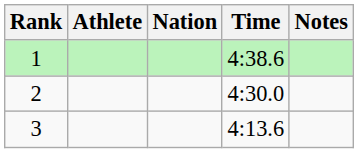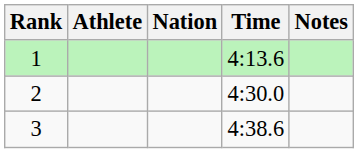(256, 57) 4:38.6 -> (256, 57) 4:13.6
(256, 128) 4:13.6 -> (256, 128) 4:38.6
